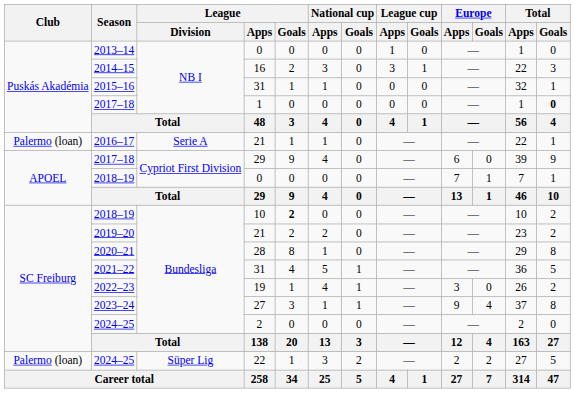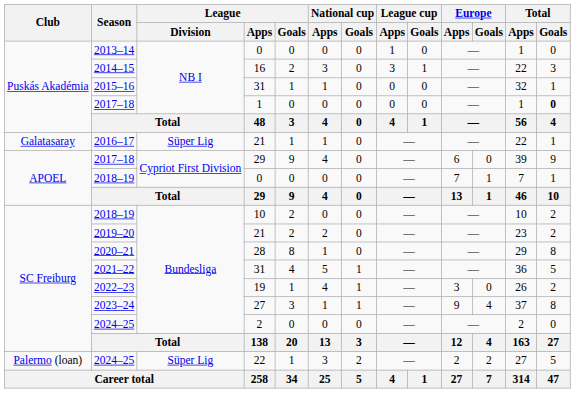(48, 141) Palermo (loan) -> (48, 141) Galatasaray
(190, 141) Serie A -> (190, 141) Süper Lig
(292, 214) bold -> (292, 214) normal
